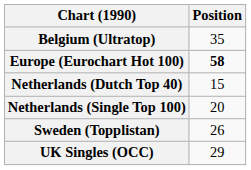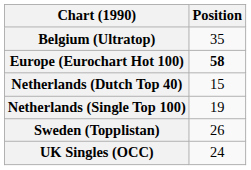(217, 107) 20 -> (217, 107) 19
(217, 152) 29 -> (217, 152) 24
